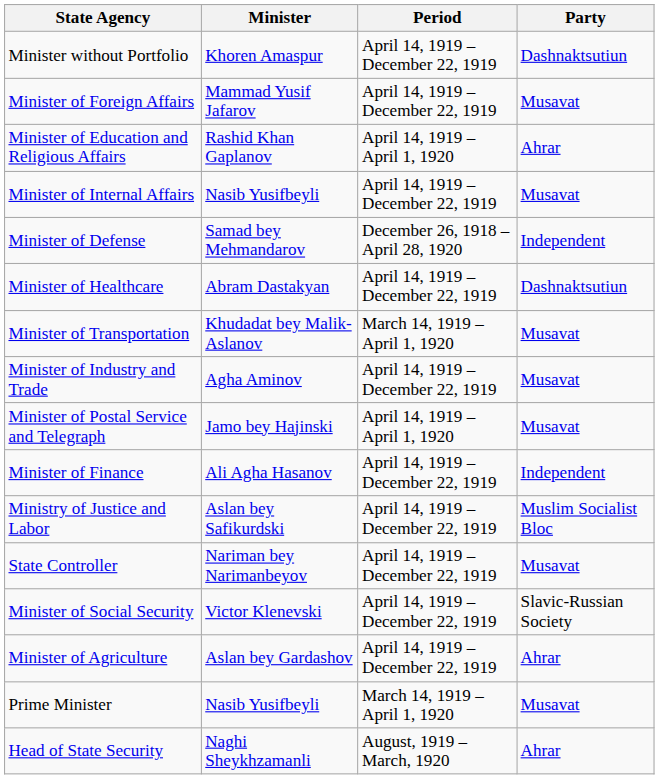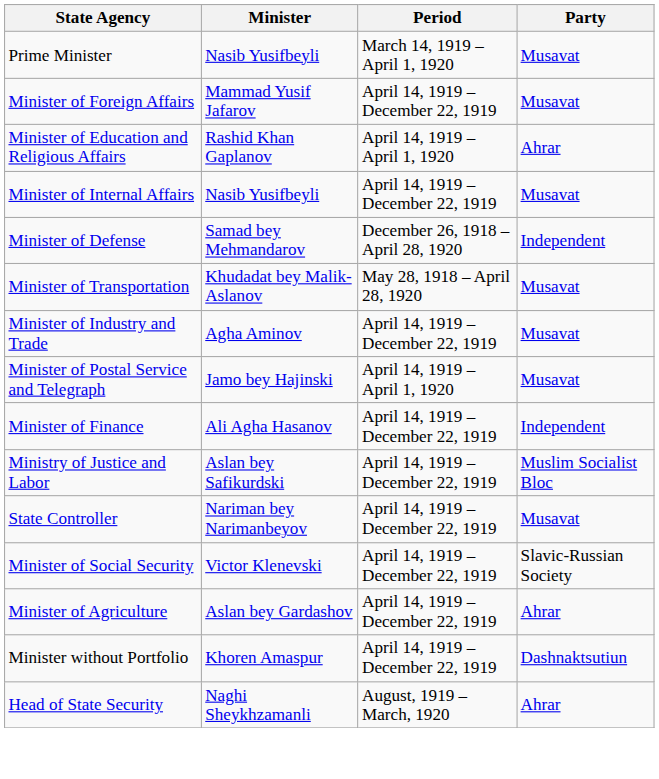rows swapped: (60, 704) <-> (98, 54)
- row: (86, 286)
(423, 333) March 14, 1919 – April 1, 1920 -> (436, 286) May 28, 1918 – April 28, 1920
